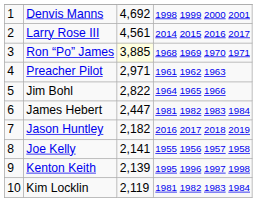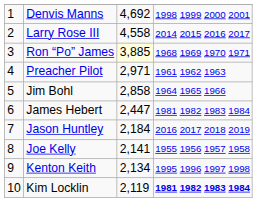(135, 33) 4,561 -> (135, 33) 4,558
(135, 91) 2,822 -> (135, 91) 2,858
(135, 129) 2,182 -> (135, 129) 2,184
(135, 168) 2,139 -> (135, 168) 2,134
(203, 188) normal -> (203, 188) bold
